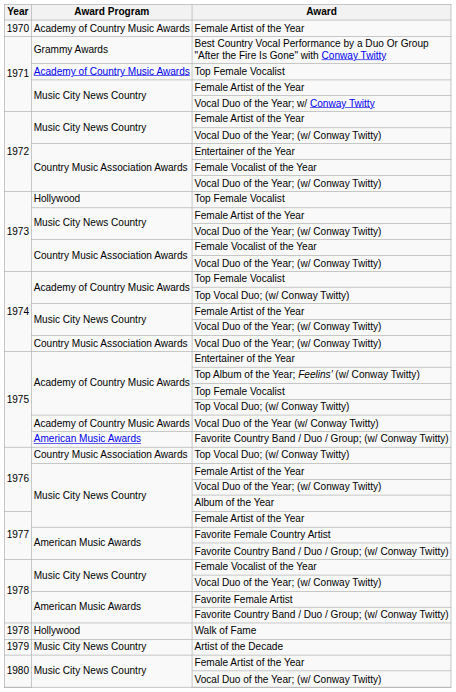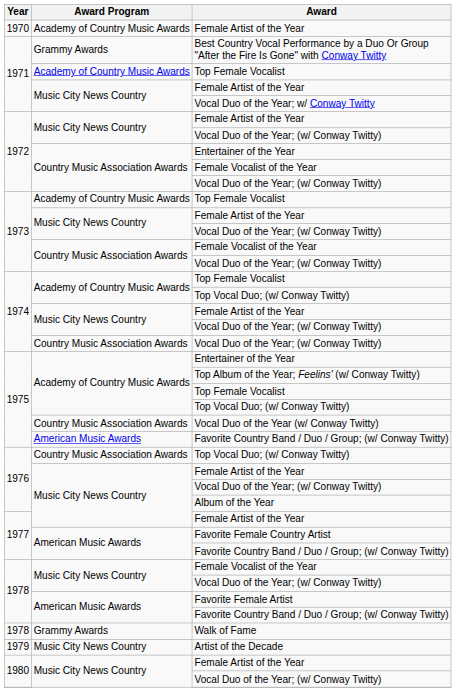(57, 199) Hollywood -> (112, 199) Academy of Country Music Awards
(112, 423) Academy of Country Music Awards -> (111, 423) Country Music Association Awards
(57, 631) Hollywood -> (71, 631) Grammy Awards
